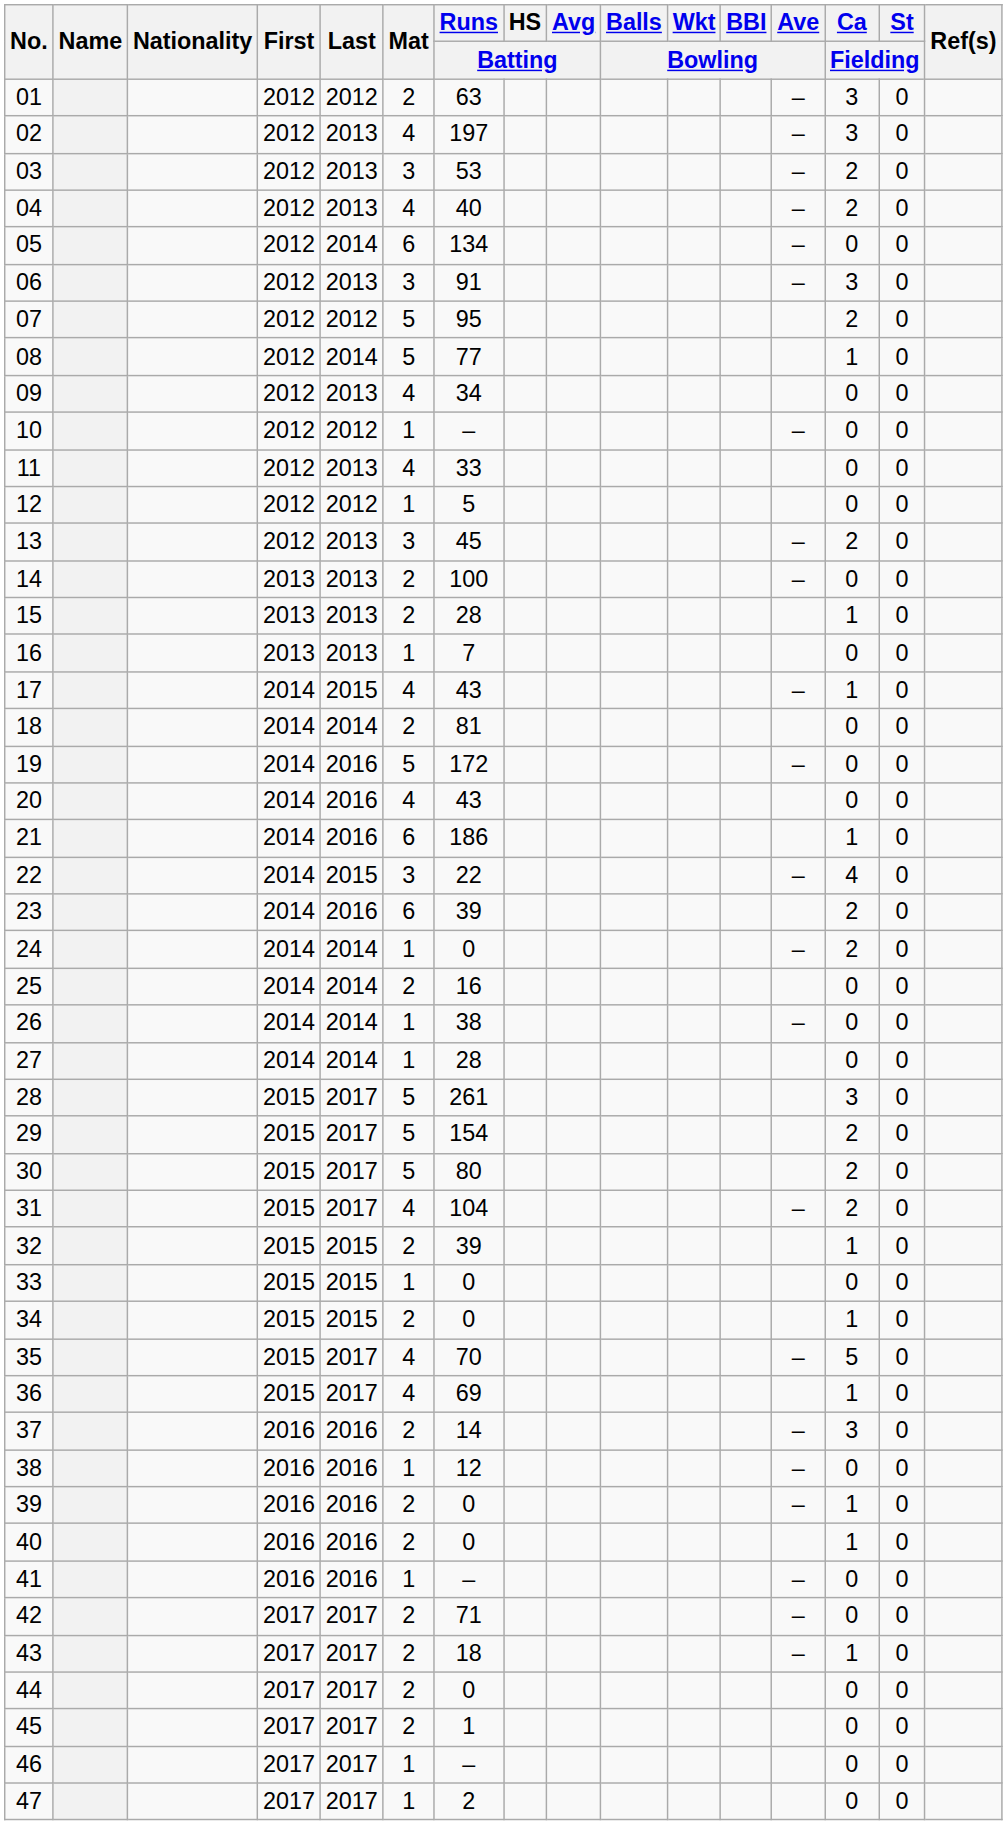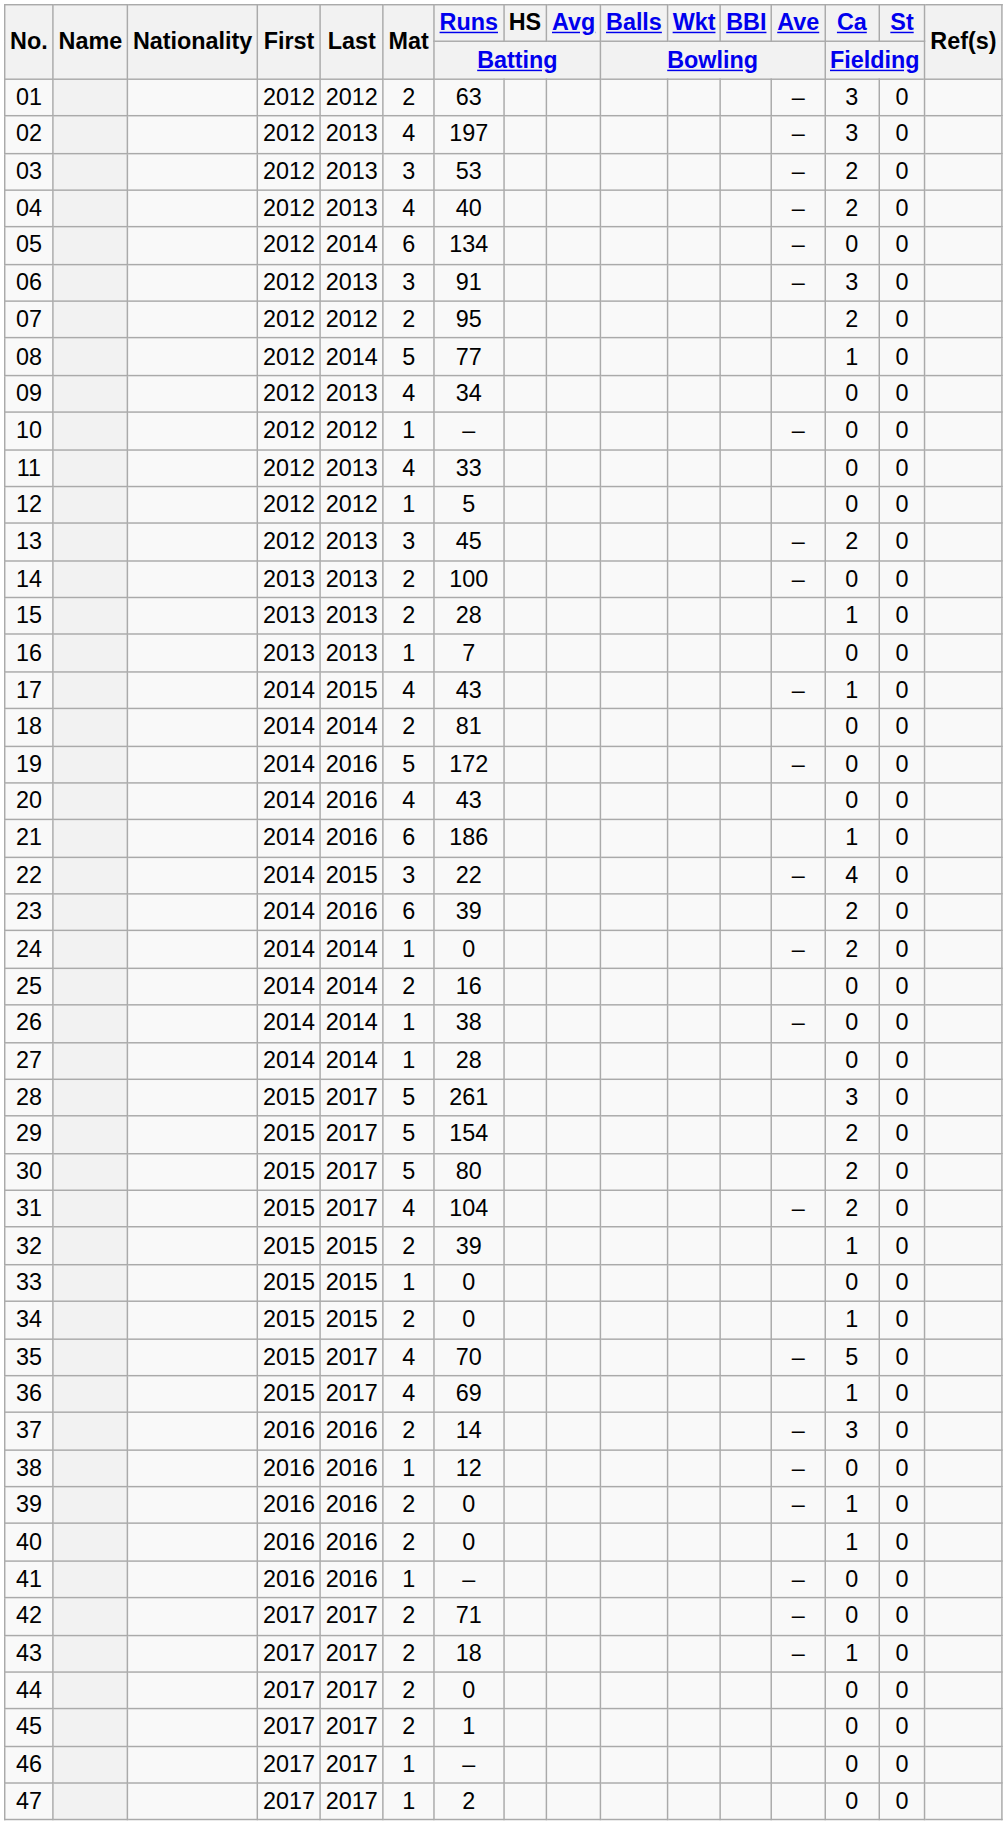(409, 319) 5 -> (409, 319) 2
